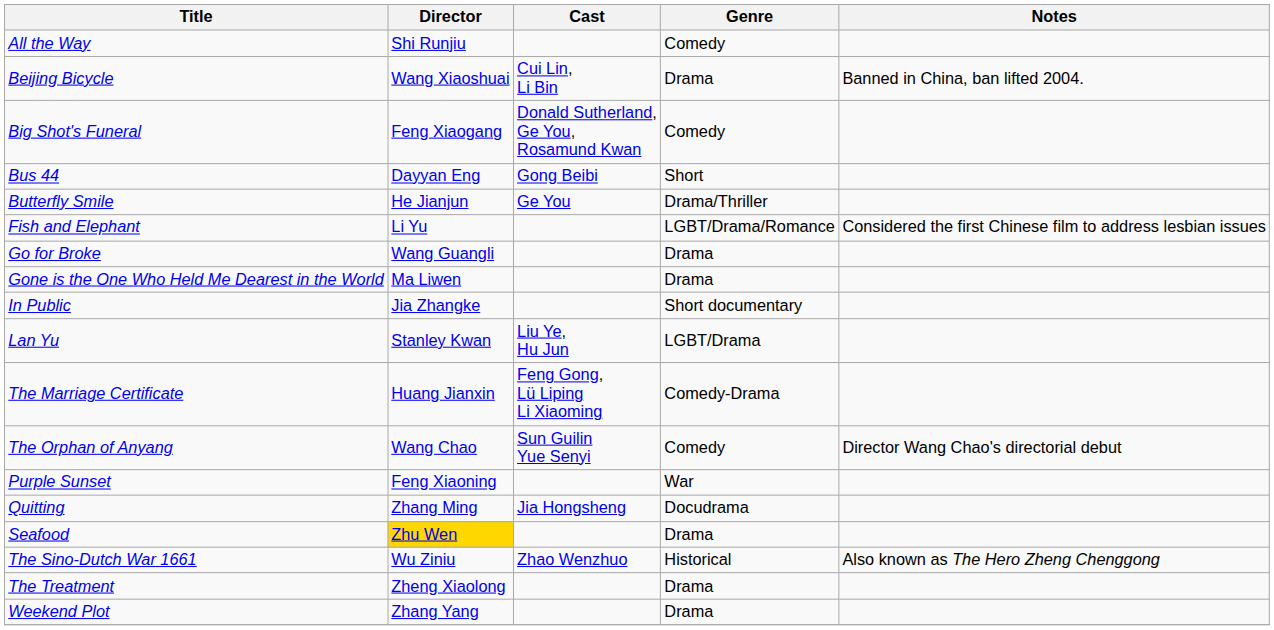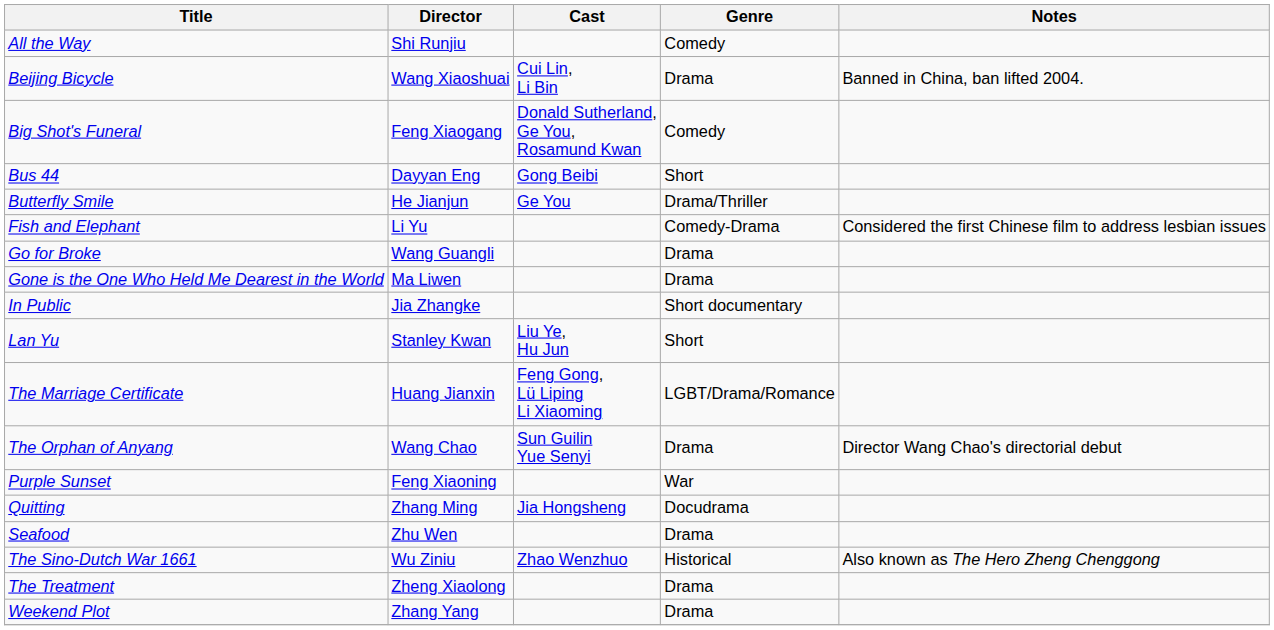(750, 227) LGBT/Drama/Romance -> (722, 227) Comedy-Drama
(712, 340) LGBT/Drama -> (684, 340) Short
(722, 393) Comedy-Drama -> (750, 393) LGBT/Drama/Romance
(695, 447) Comedy -> (689, 447) Drama
(424, 534) gold background -> (424, 534) no background
